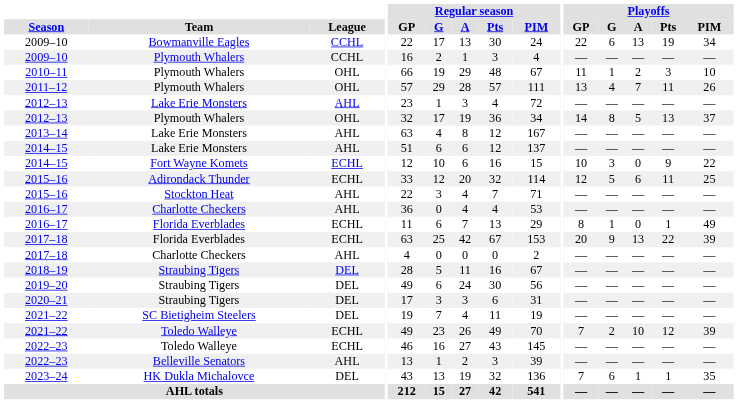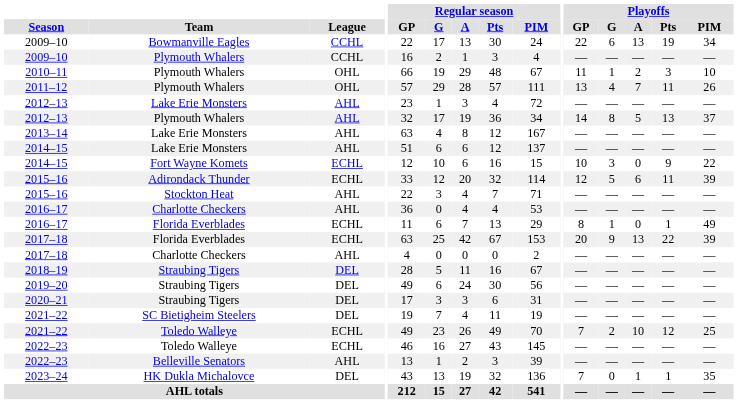(347, 118) OHL -> (347, 118) AHL
(709, 178) 25 -> (709, 178) 39
(709, 330) 39 -> (709, 330) 25
(612, 376) 6 -> (612, 376) 0
